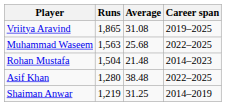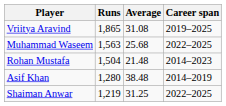(189, 77) 2022–2025 -> (189, 77) 2014–2019
(189, 93) 2014–2019 -> (189, 93) 2022–2025
